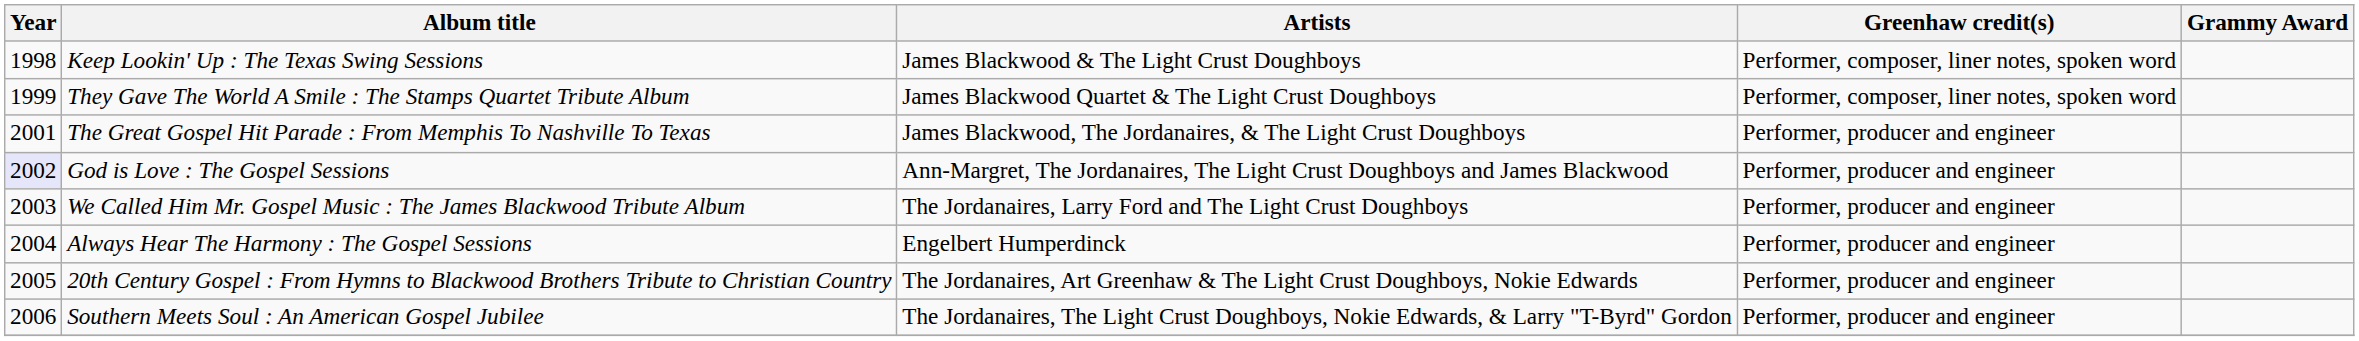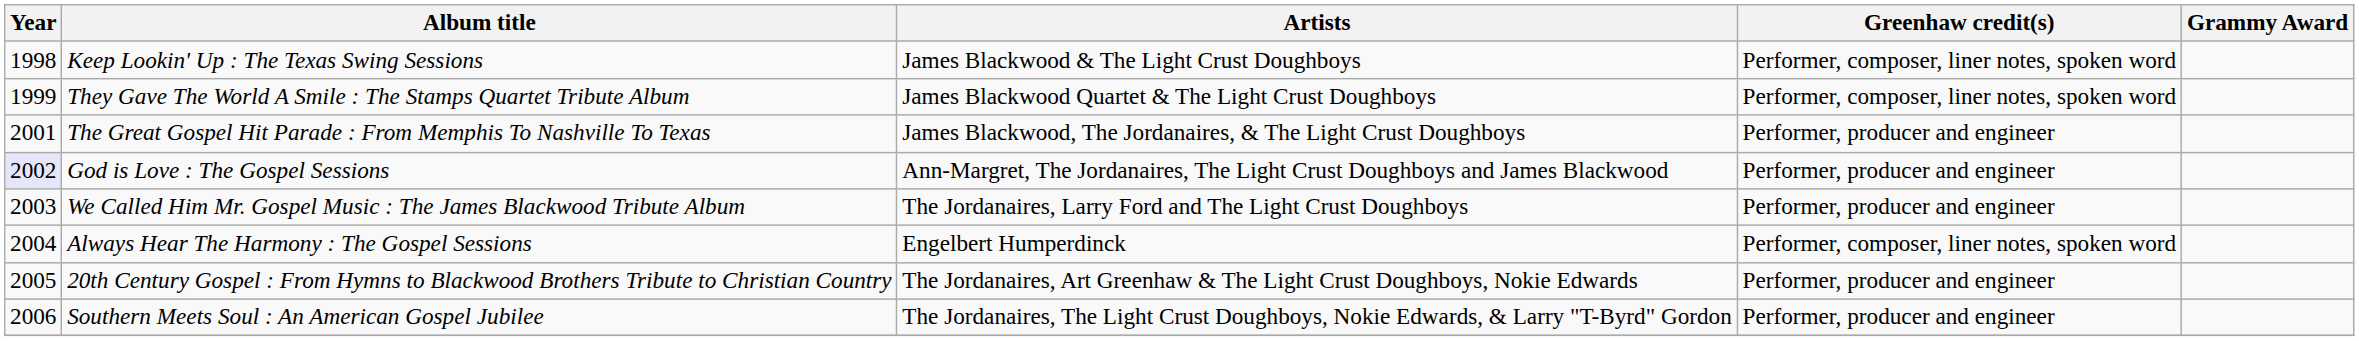(1899, 243) Performer, producer and engineer -> (1959, 243) Performer, composer, liner notes, spoken word
